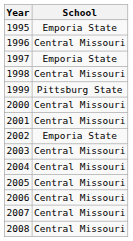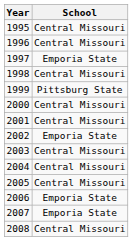(80, 28) Emporia State -> (80, 28) Central Missouri
(80, 198) Central Missouri -> (80, 198) Emporia State
(80, 213) Central Missouri -> (80, 213) Emporia State
